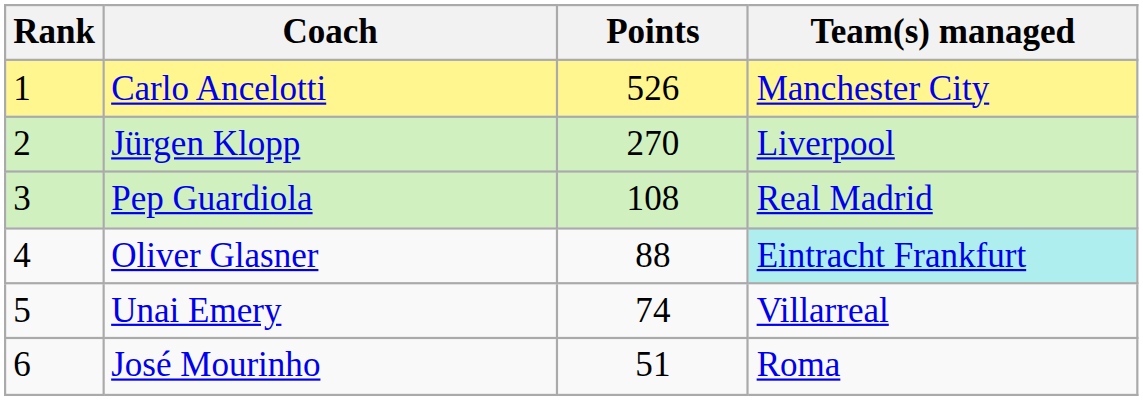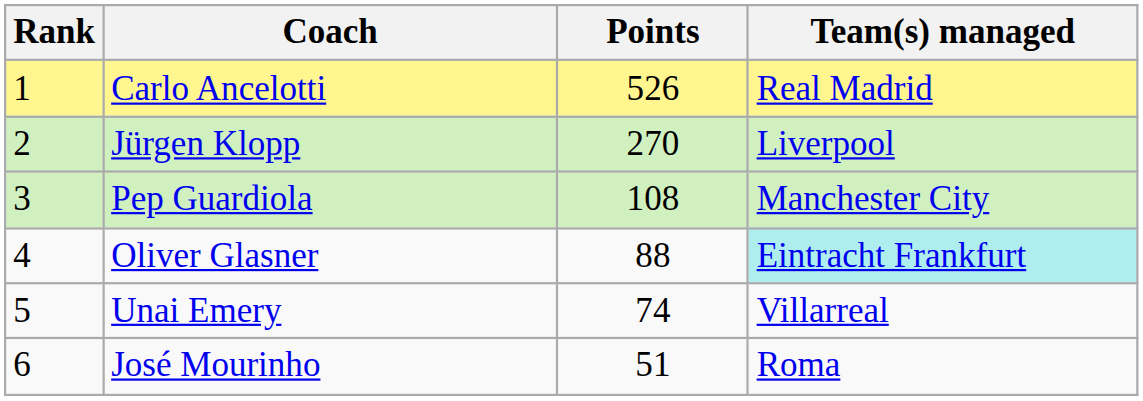(873, 87) Manchester City -> (845, 87) Real Madrid
(845, 198) Real Madrid -> (873, 198) Manchester City
